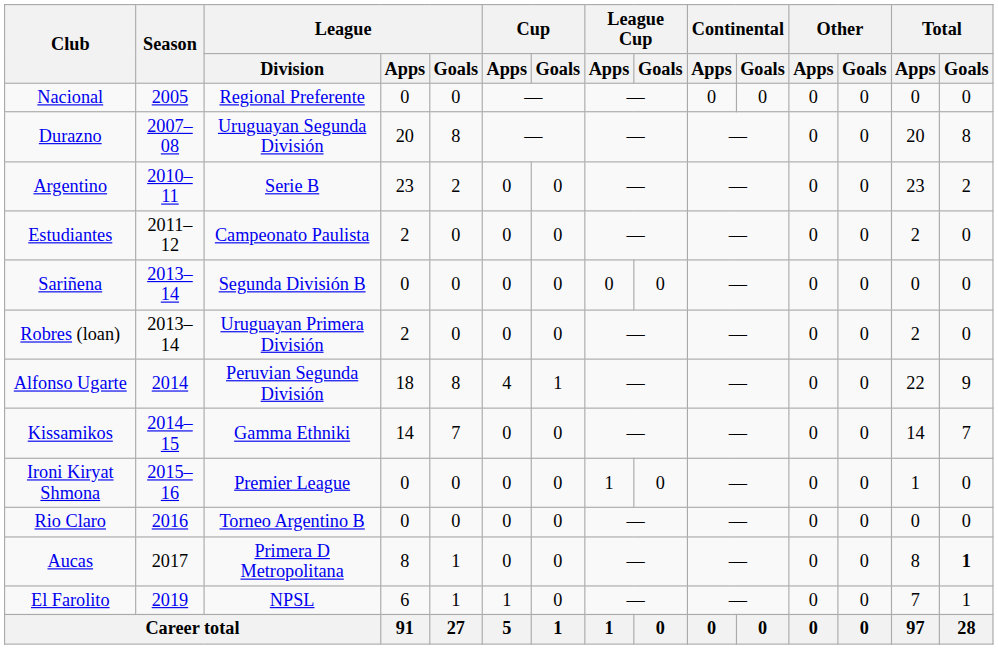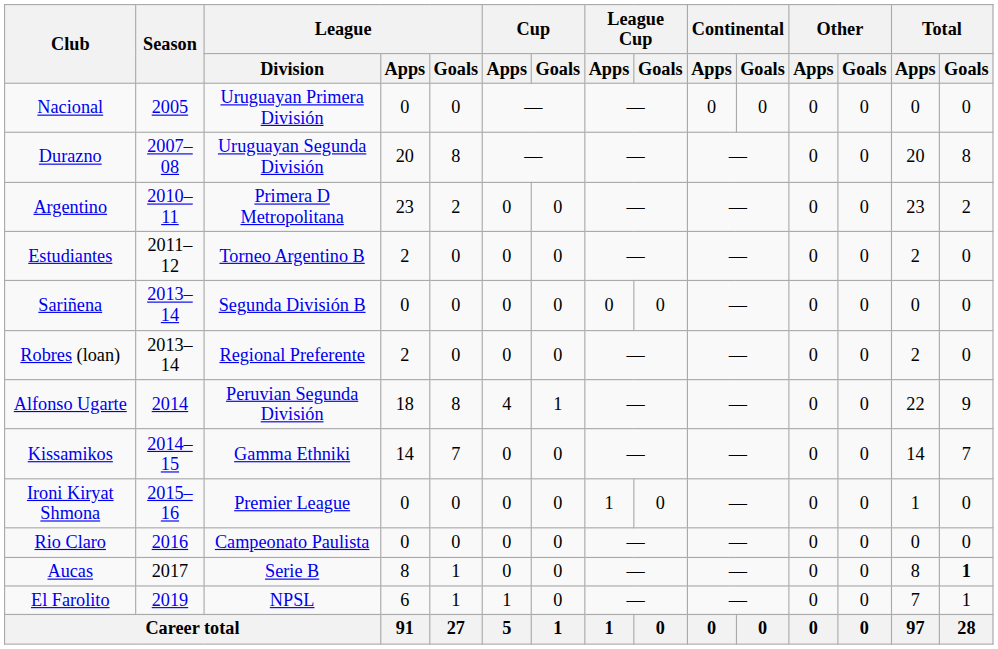(292, 97) Regional Preferente -> (292, 107) Uruguayan Primera División
(292, 185) Serie B -> (292, 206) Primera D Metropolitana
(292, 235) Campeonato Paulista -> (292, 255) Torneo Argentino B
(292, 334) Uruguayan Primera División -> (292, 354) Regional Preferente
(292, 521) Torneo Argentino B -> (292, 542) Campeonato Paulista
(292, 561) Primera D Metropolitana -> (292, 571) Serie B
